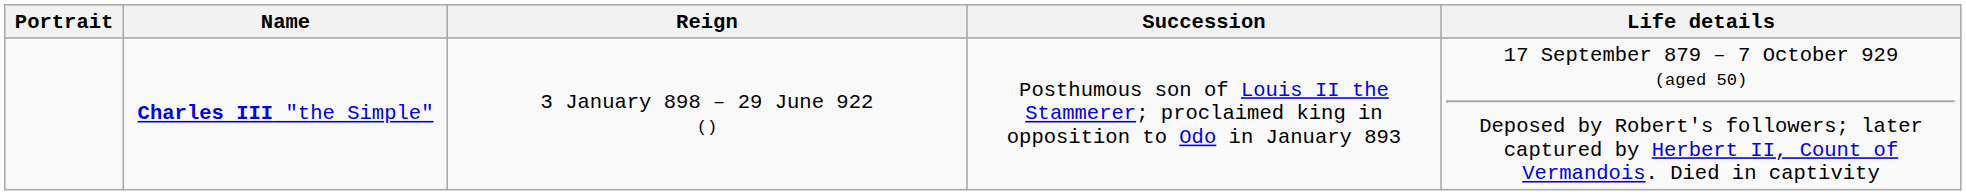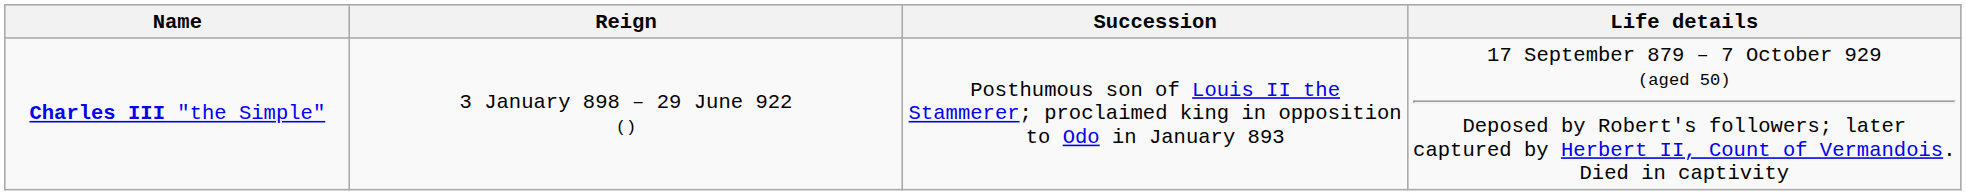- column: (64, 22)
